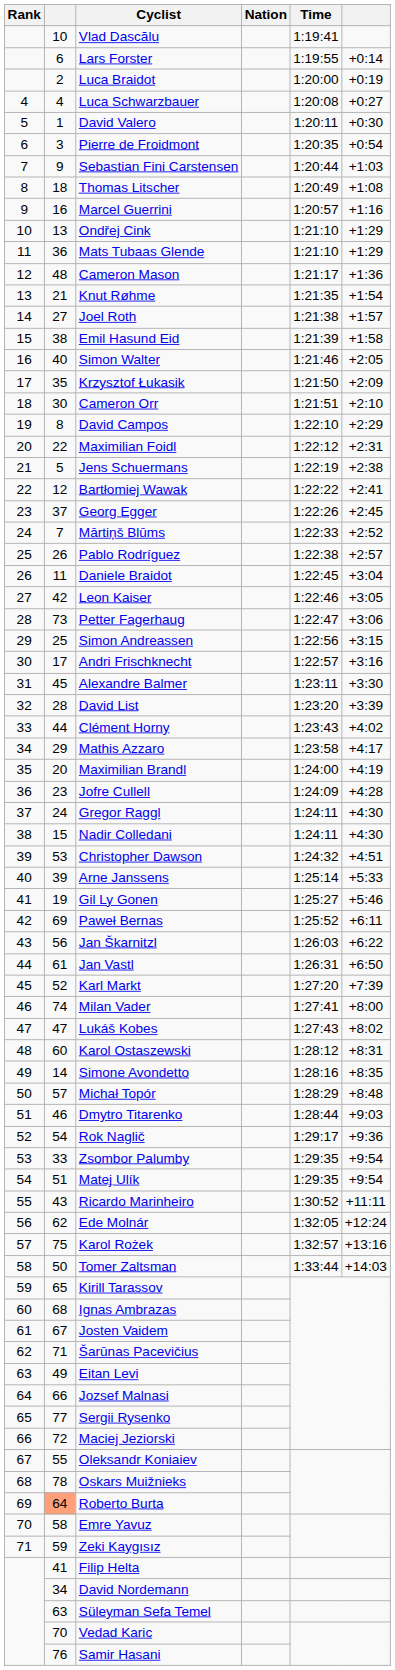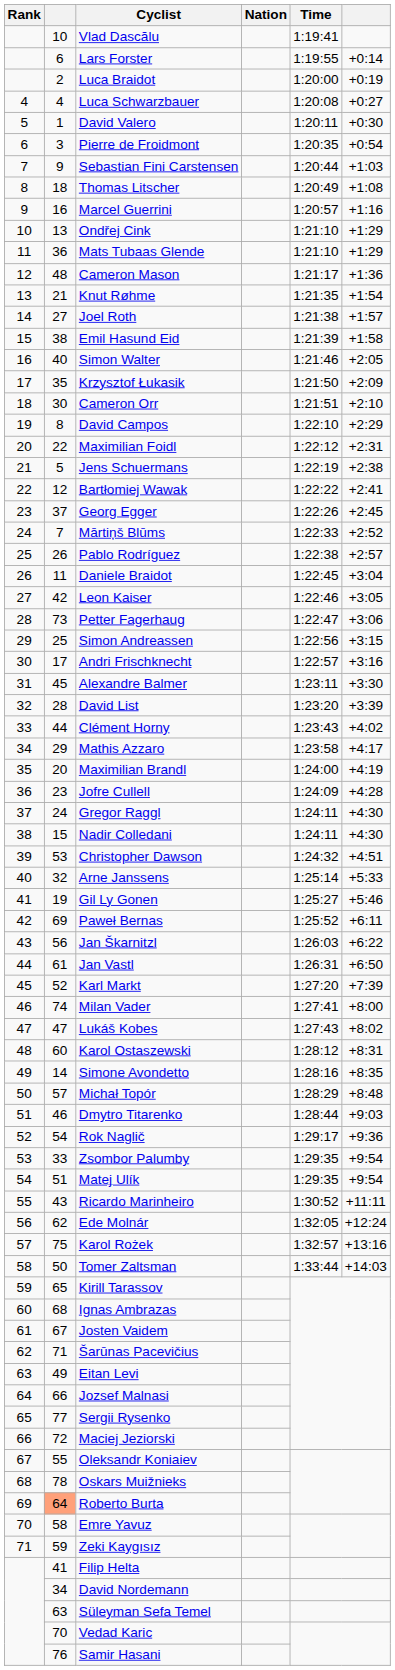(60, 878) 39 -> (60, 878) 32
